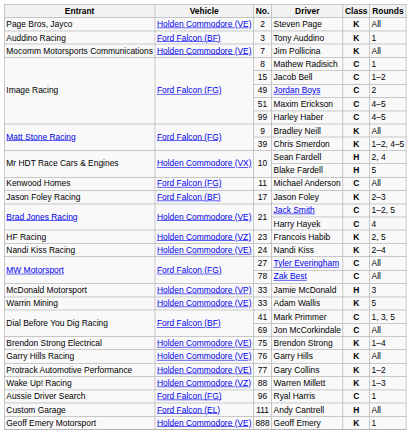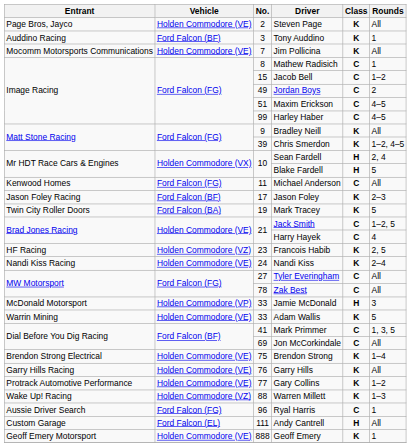+ row: (297, 210)
